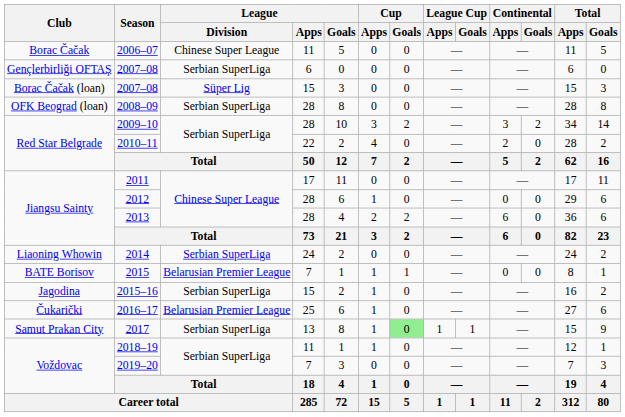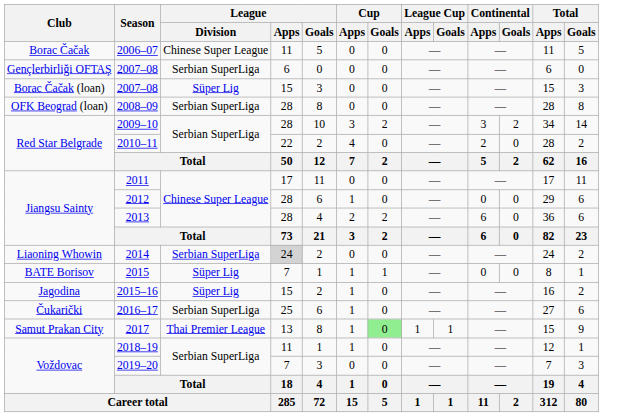(309, 254) no background -> (287, 254) lightgrey background
(227, 273) Belarusian Premier League -> (216, 273) Süper Lig
(227, 291) Serbian SuperLiga -> (216, 291) Süper Lig
(227, 310) Belarusian Premier League -> (216, 310) Serbian SuperLiga
(227, 328) Serbian SuperLiga -> (216, 328) Thai Premier League
